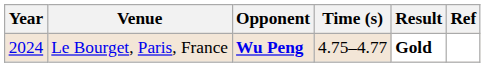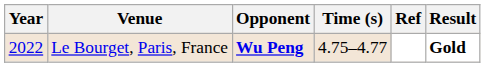columns swapped: (419, 19) <-> (463, 19)
(26, 47) 2024 -> (26, 47) 2022
